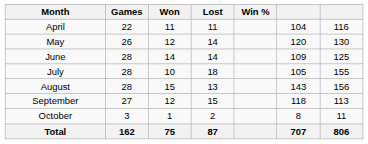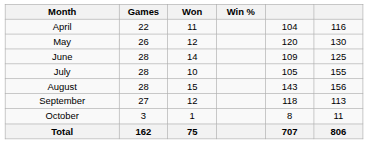- column: (213, 12)
